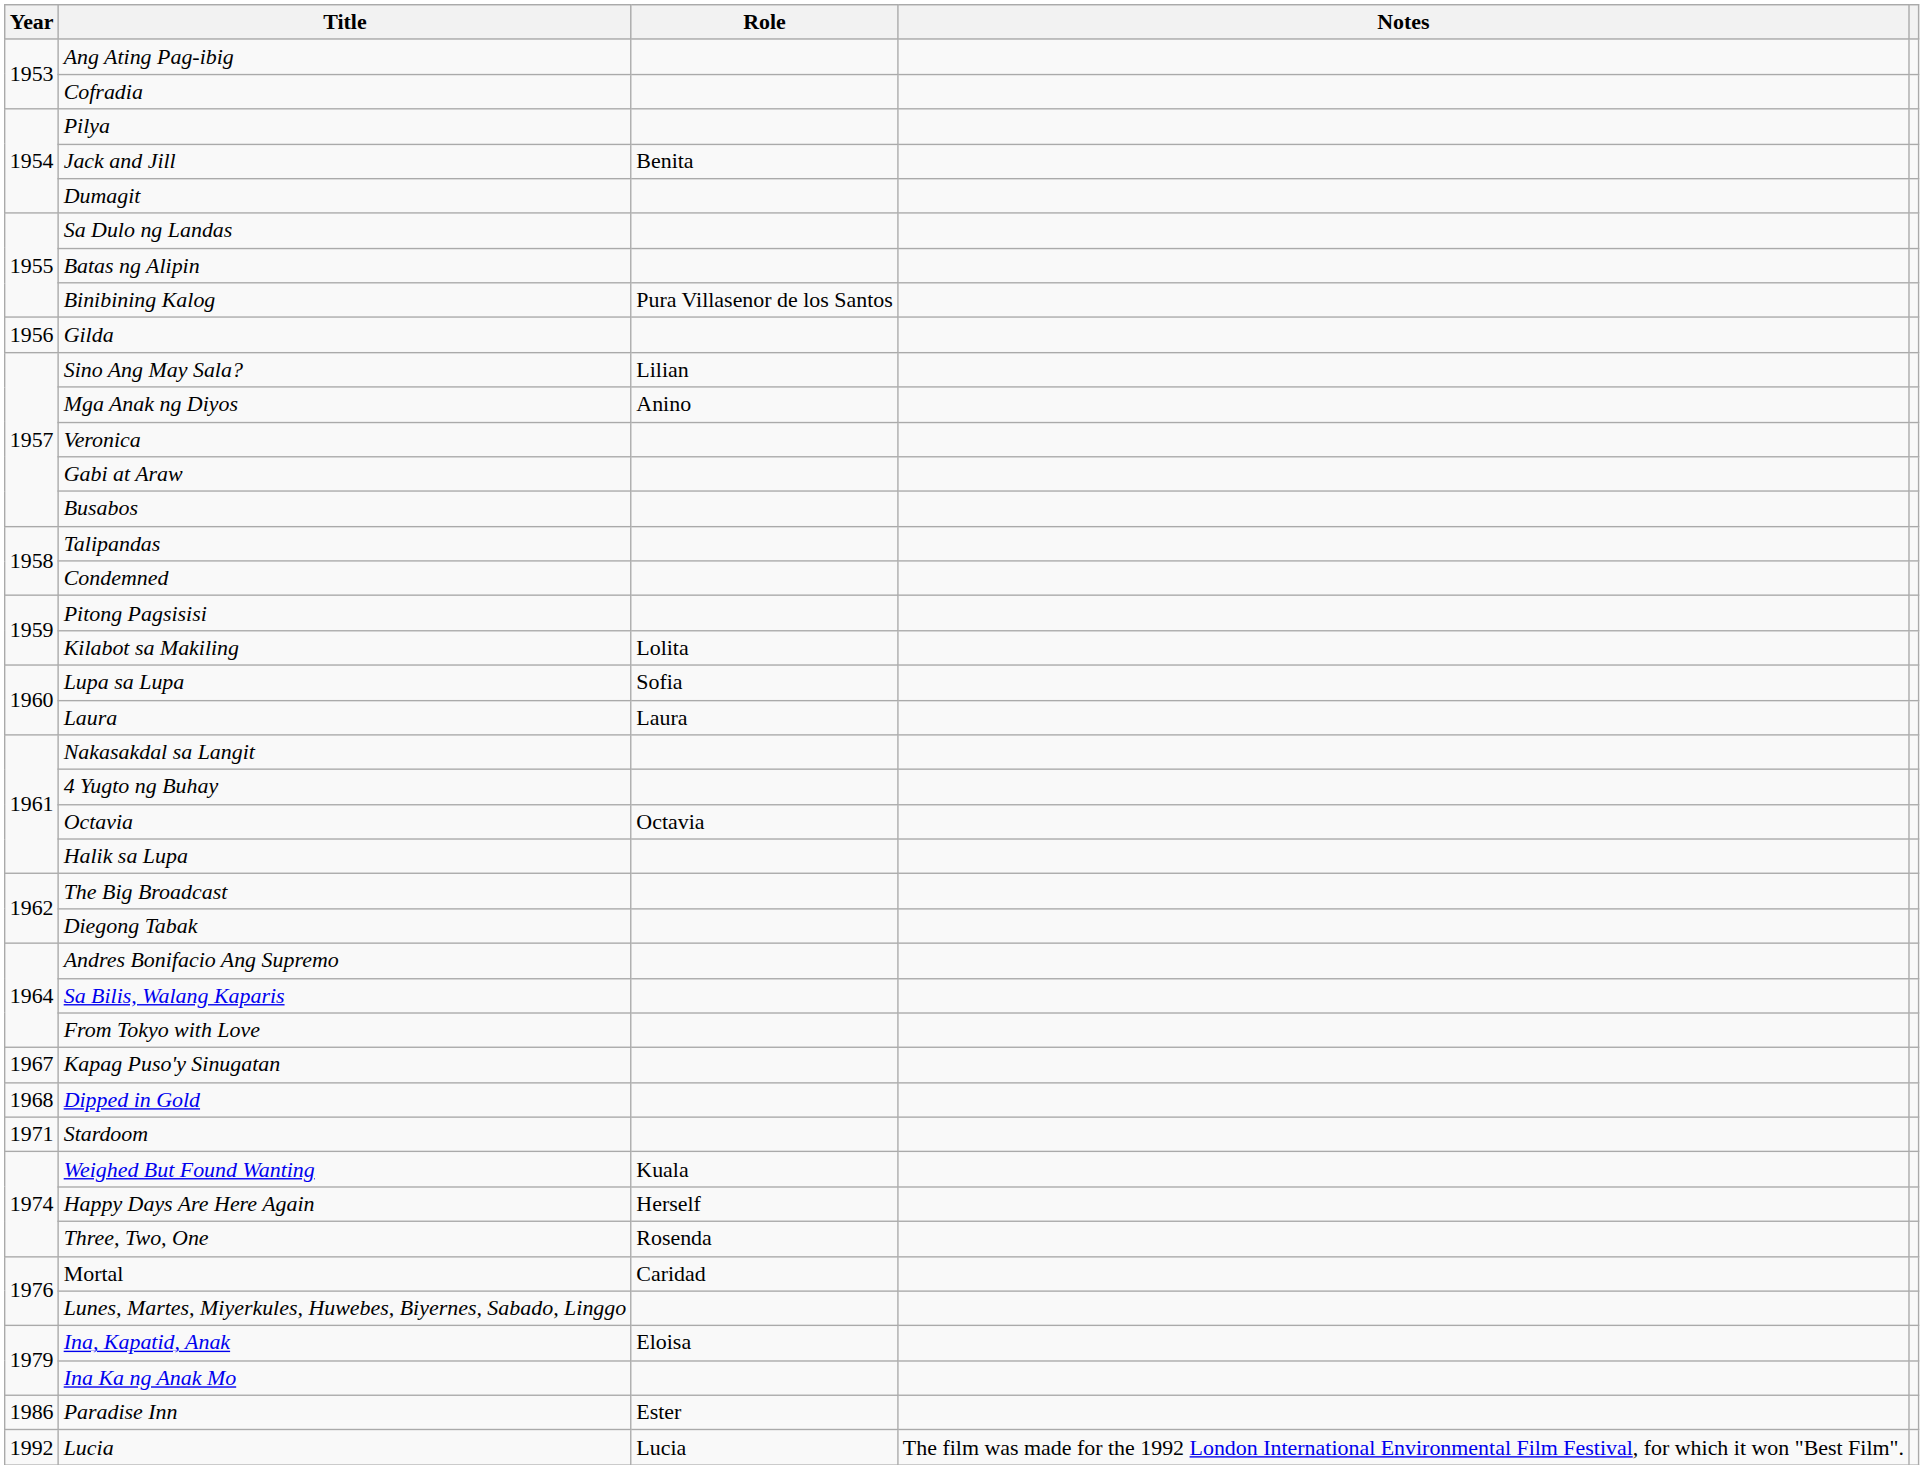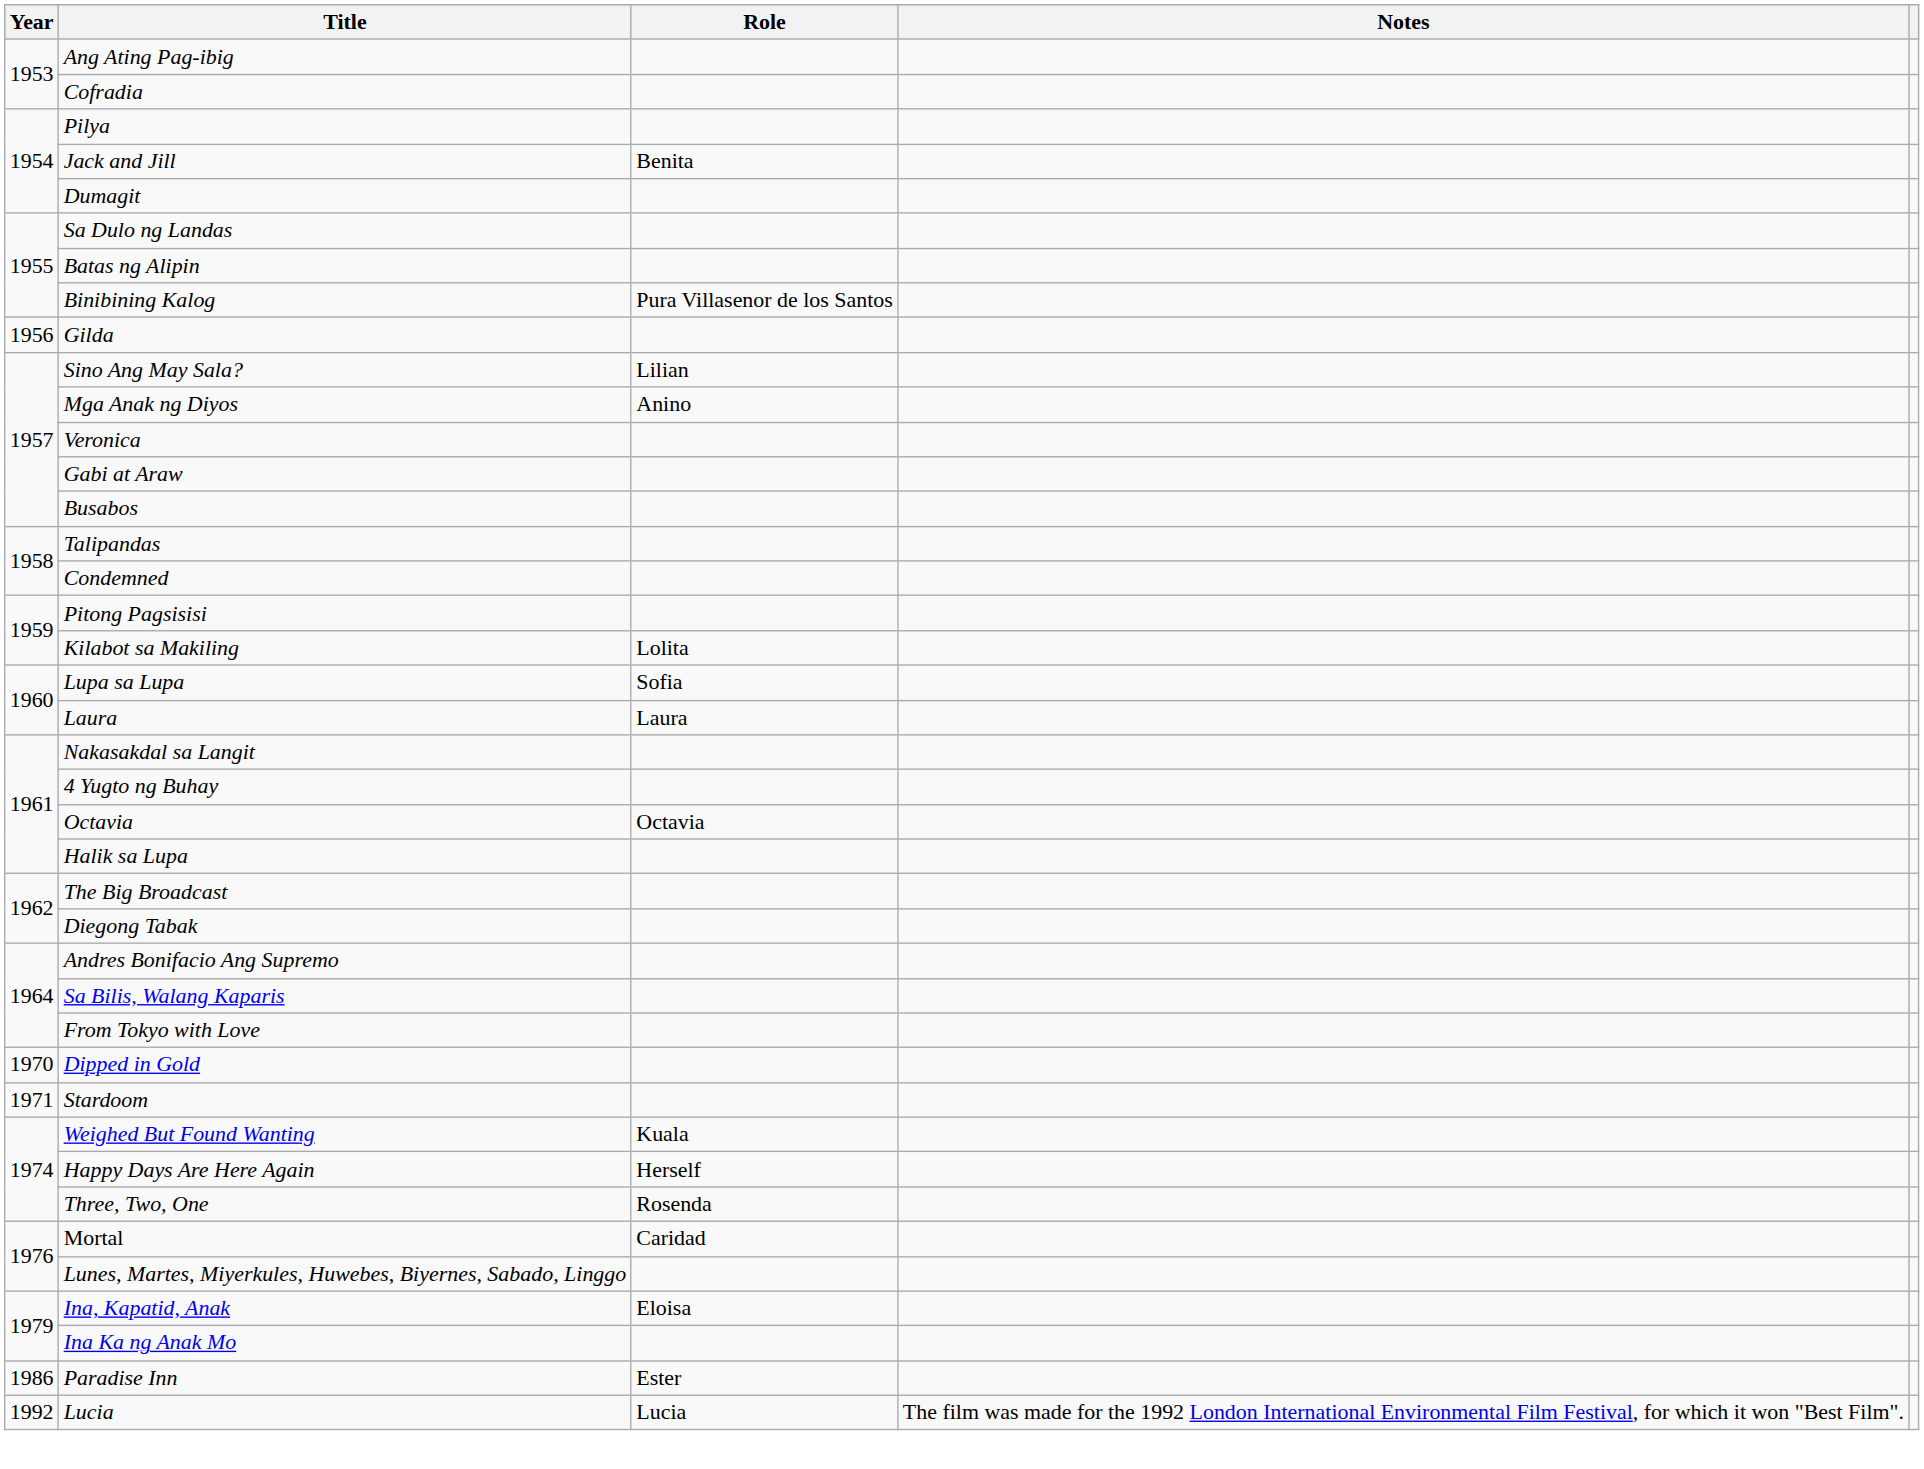- row: (172, 1064)
(32, 1099) 1968 -> (32, 1064) 1970
